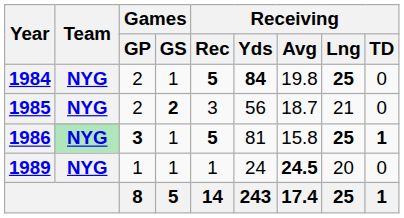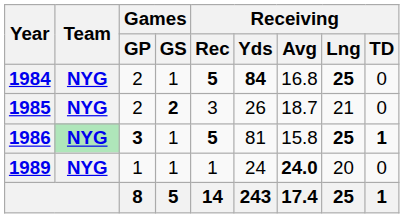(299, 78) 19.8 -> (299, 78) 16.8
(255, 108) 56 -> (255, 108) 26
(299, 167) 24.5 -> (299, 167) 24.0
